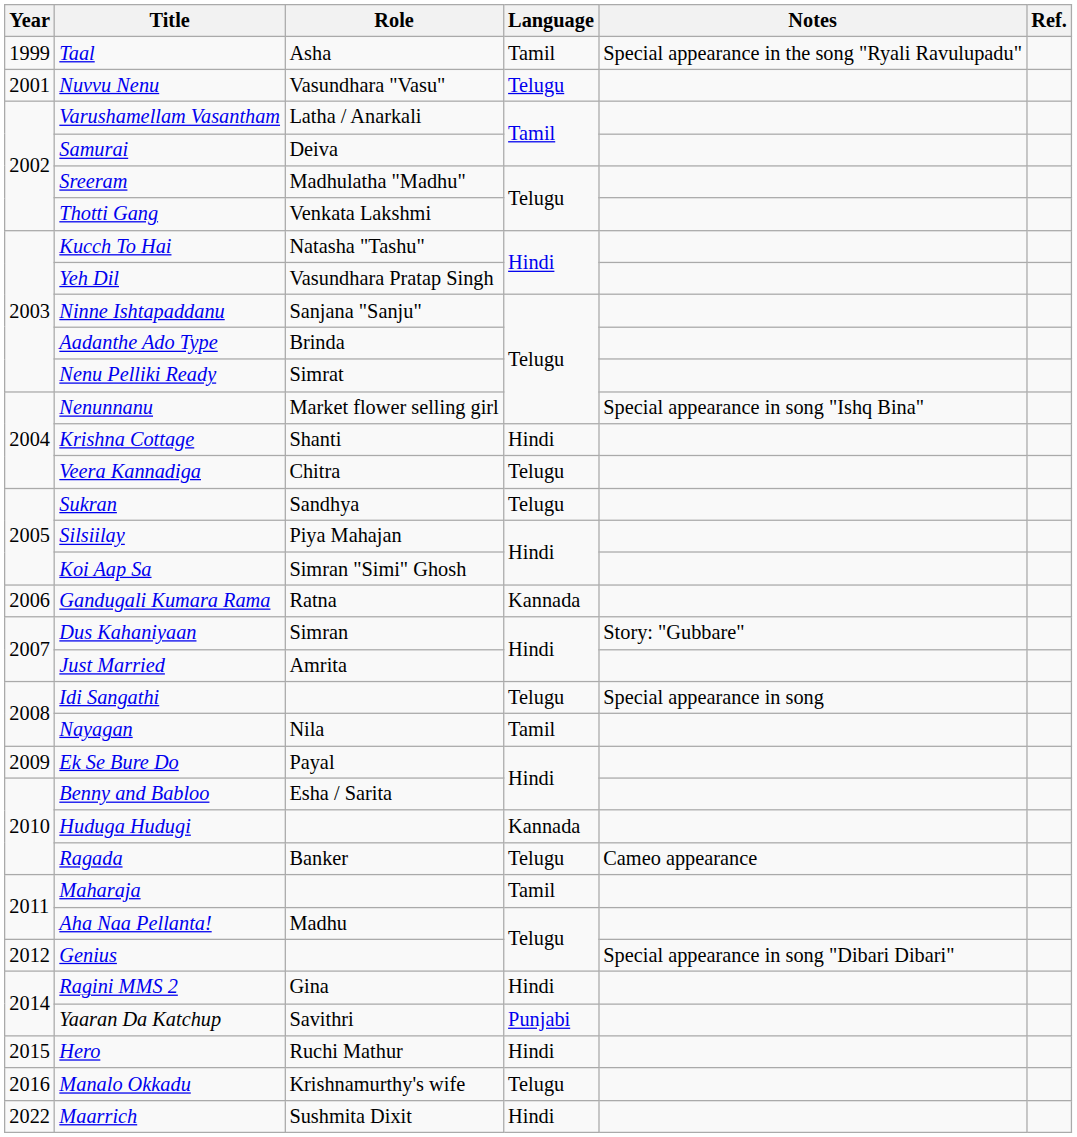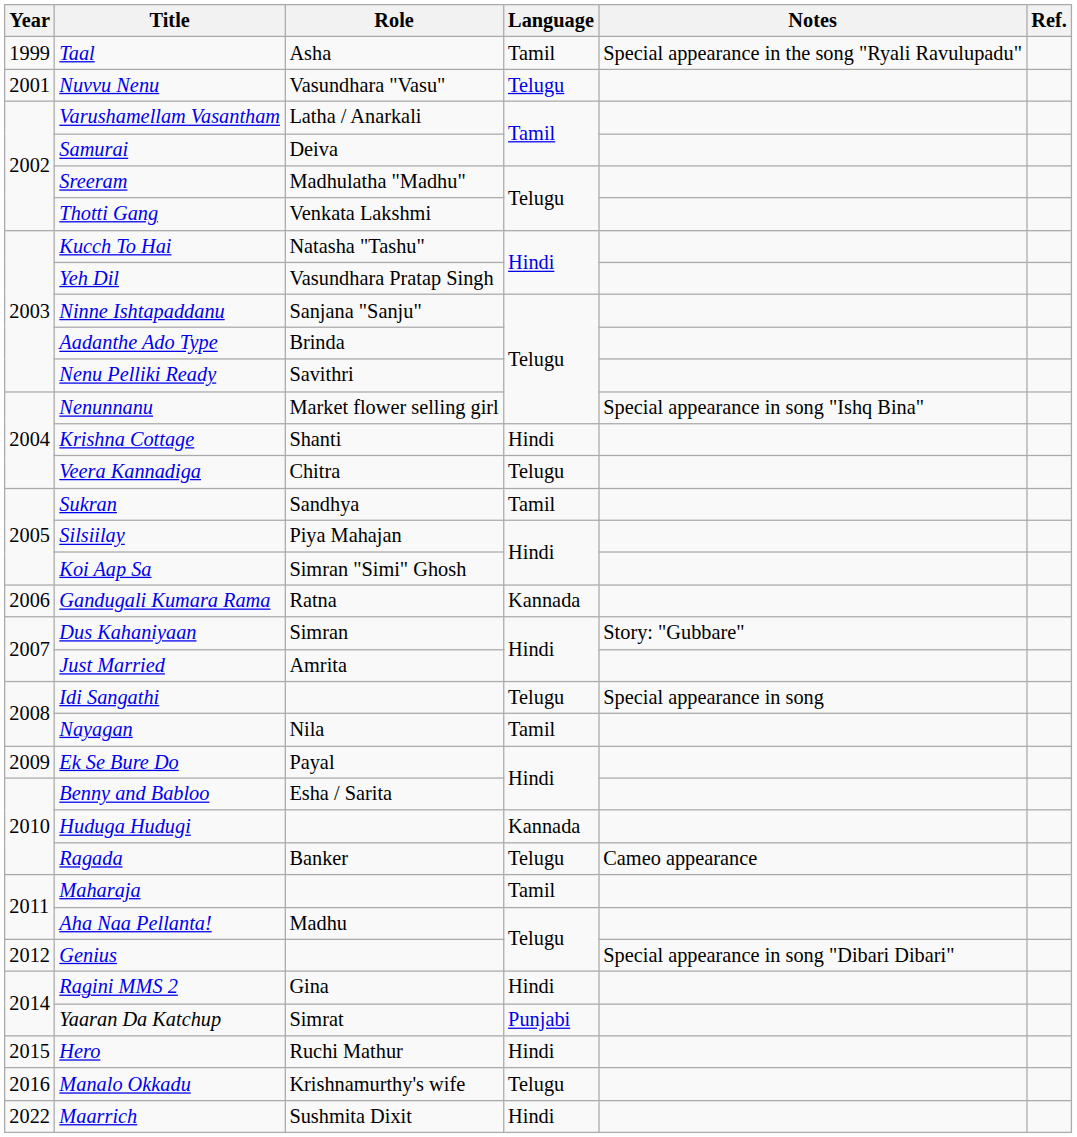(316, 375) Simrat -> (322, 375) Savithri
(536, 504) Telugu -> (532, 504) Tamil
(322, 1019) Savithri -> (316, 1019) Simrat
